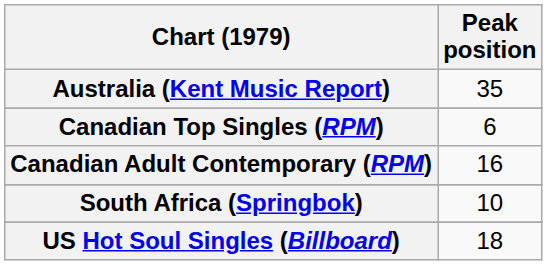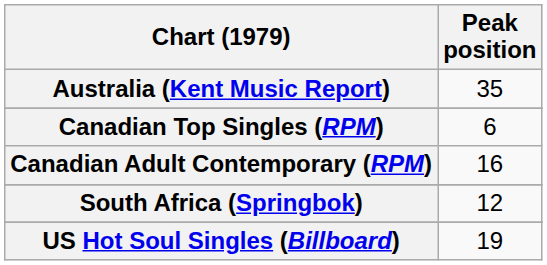(490, 202) 10 -> (490, 202) 12
(490, 240) 18 -> (490, 240) 19
